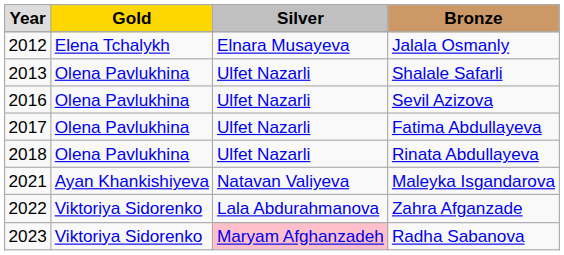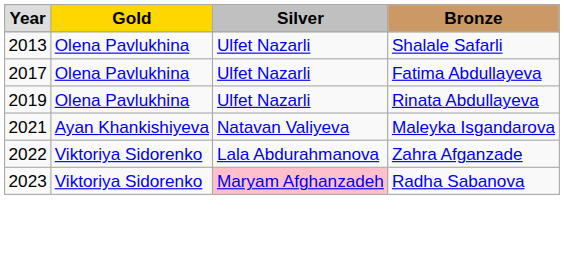- row: (451, 46)
- row: (442, 100)
(28, 154) 2018 -> (28, 100) 2019
